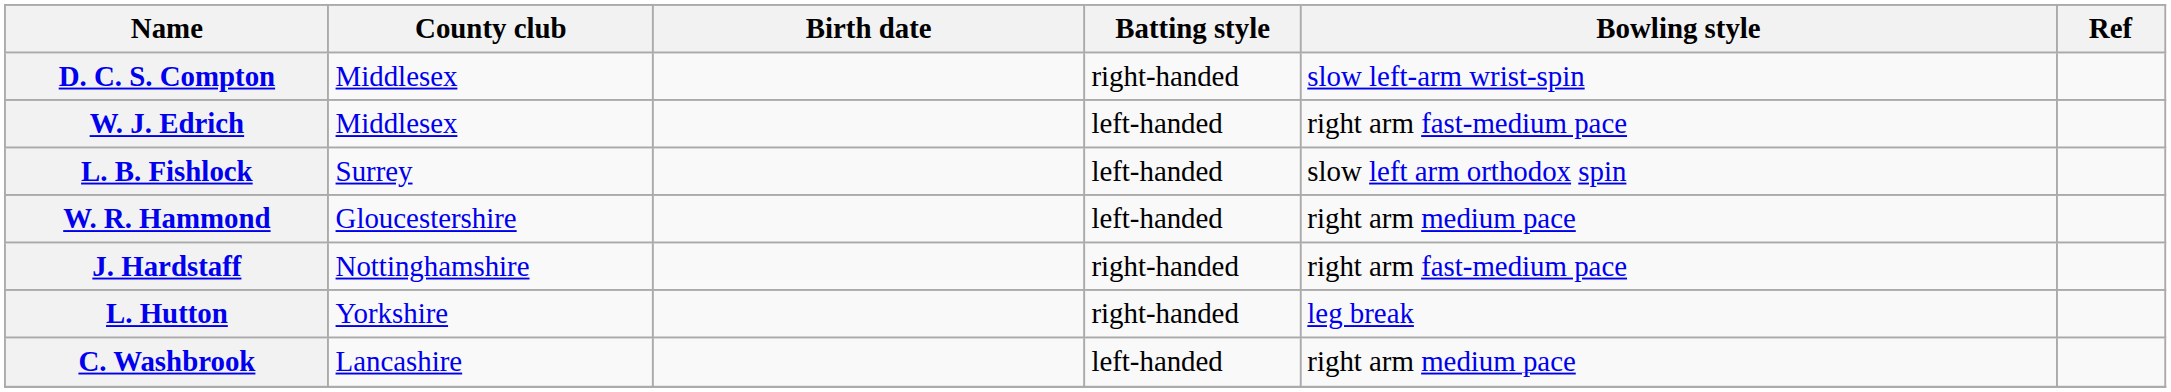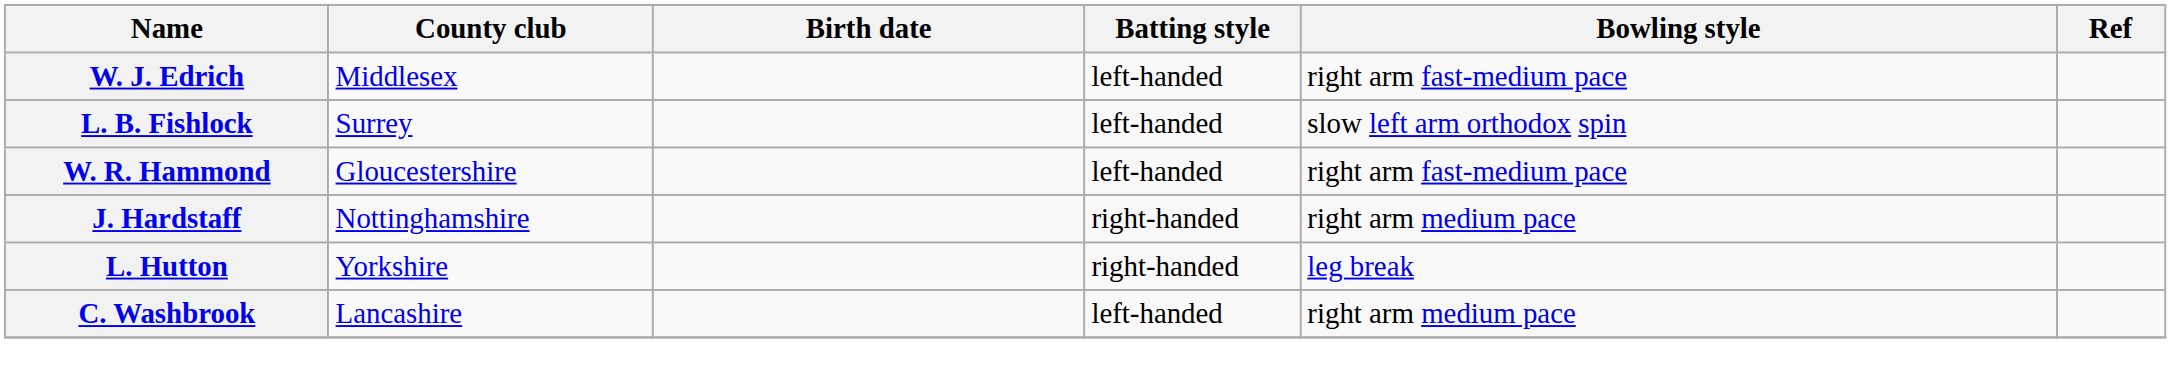- row: (167, 76)
(1442, 218) right arm medium pace -> (1467, 171) right arm fast-medium pace
(1467, 266) right arm fast-medium pace -> (1442, 218) right arm medium pace
